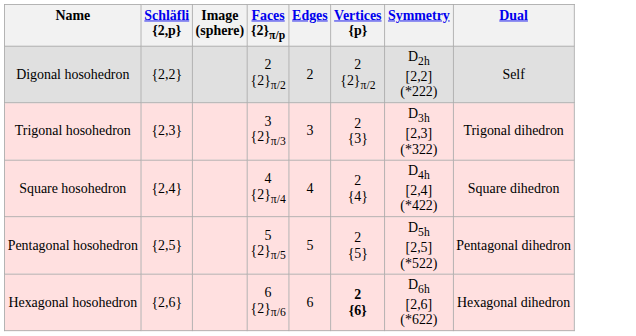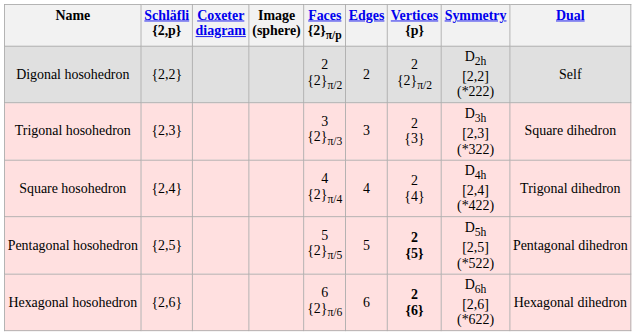+ column: (221, 23)
(514, 131) Trigonal dihedron -> (570, 131) Square dihedron
(514, 188) Square dihedron -> (570, 188) Trigonal dihedron
(358, 245) normal -> (415, 245) bold
